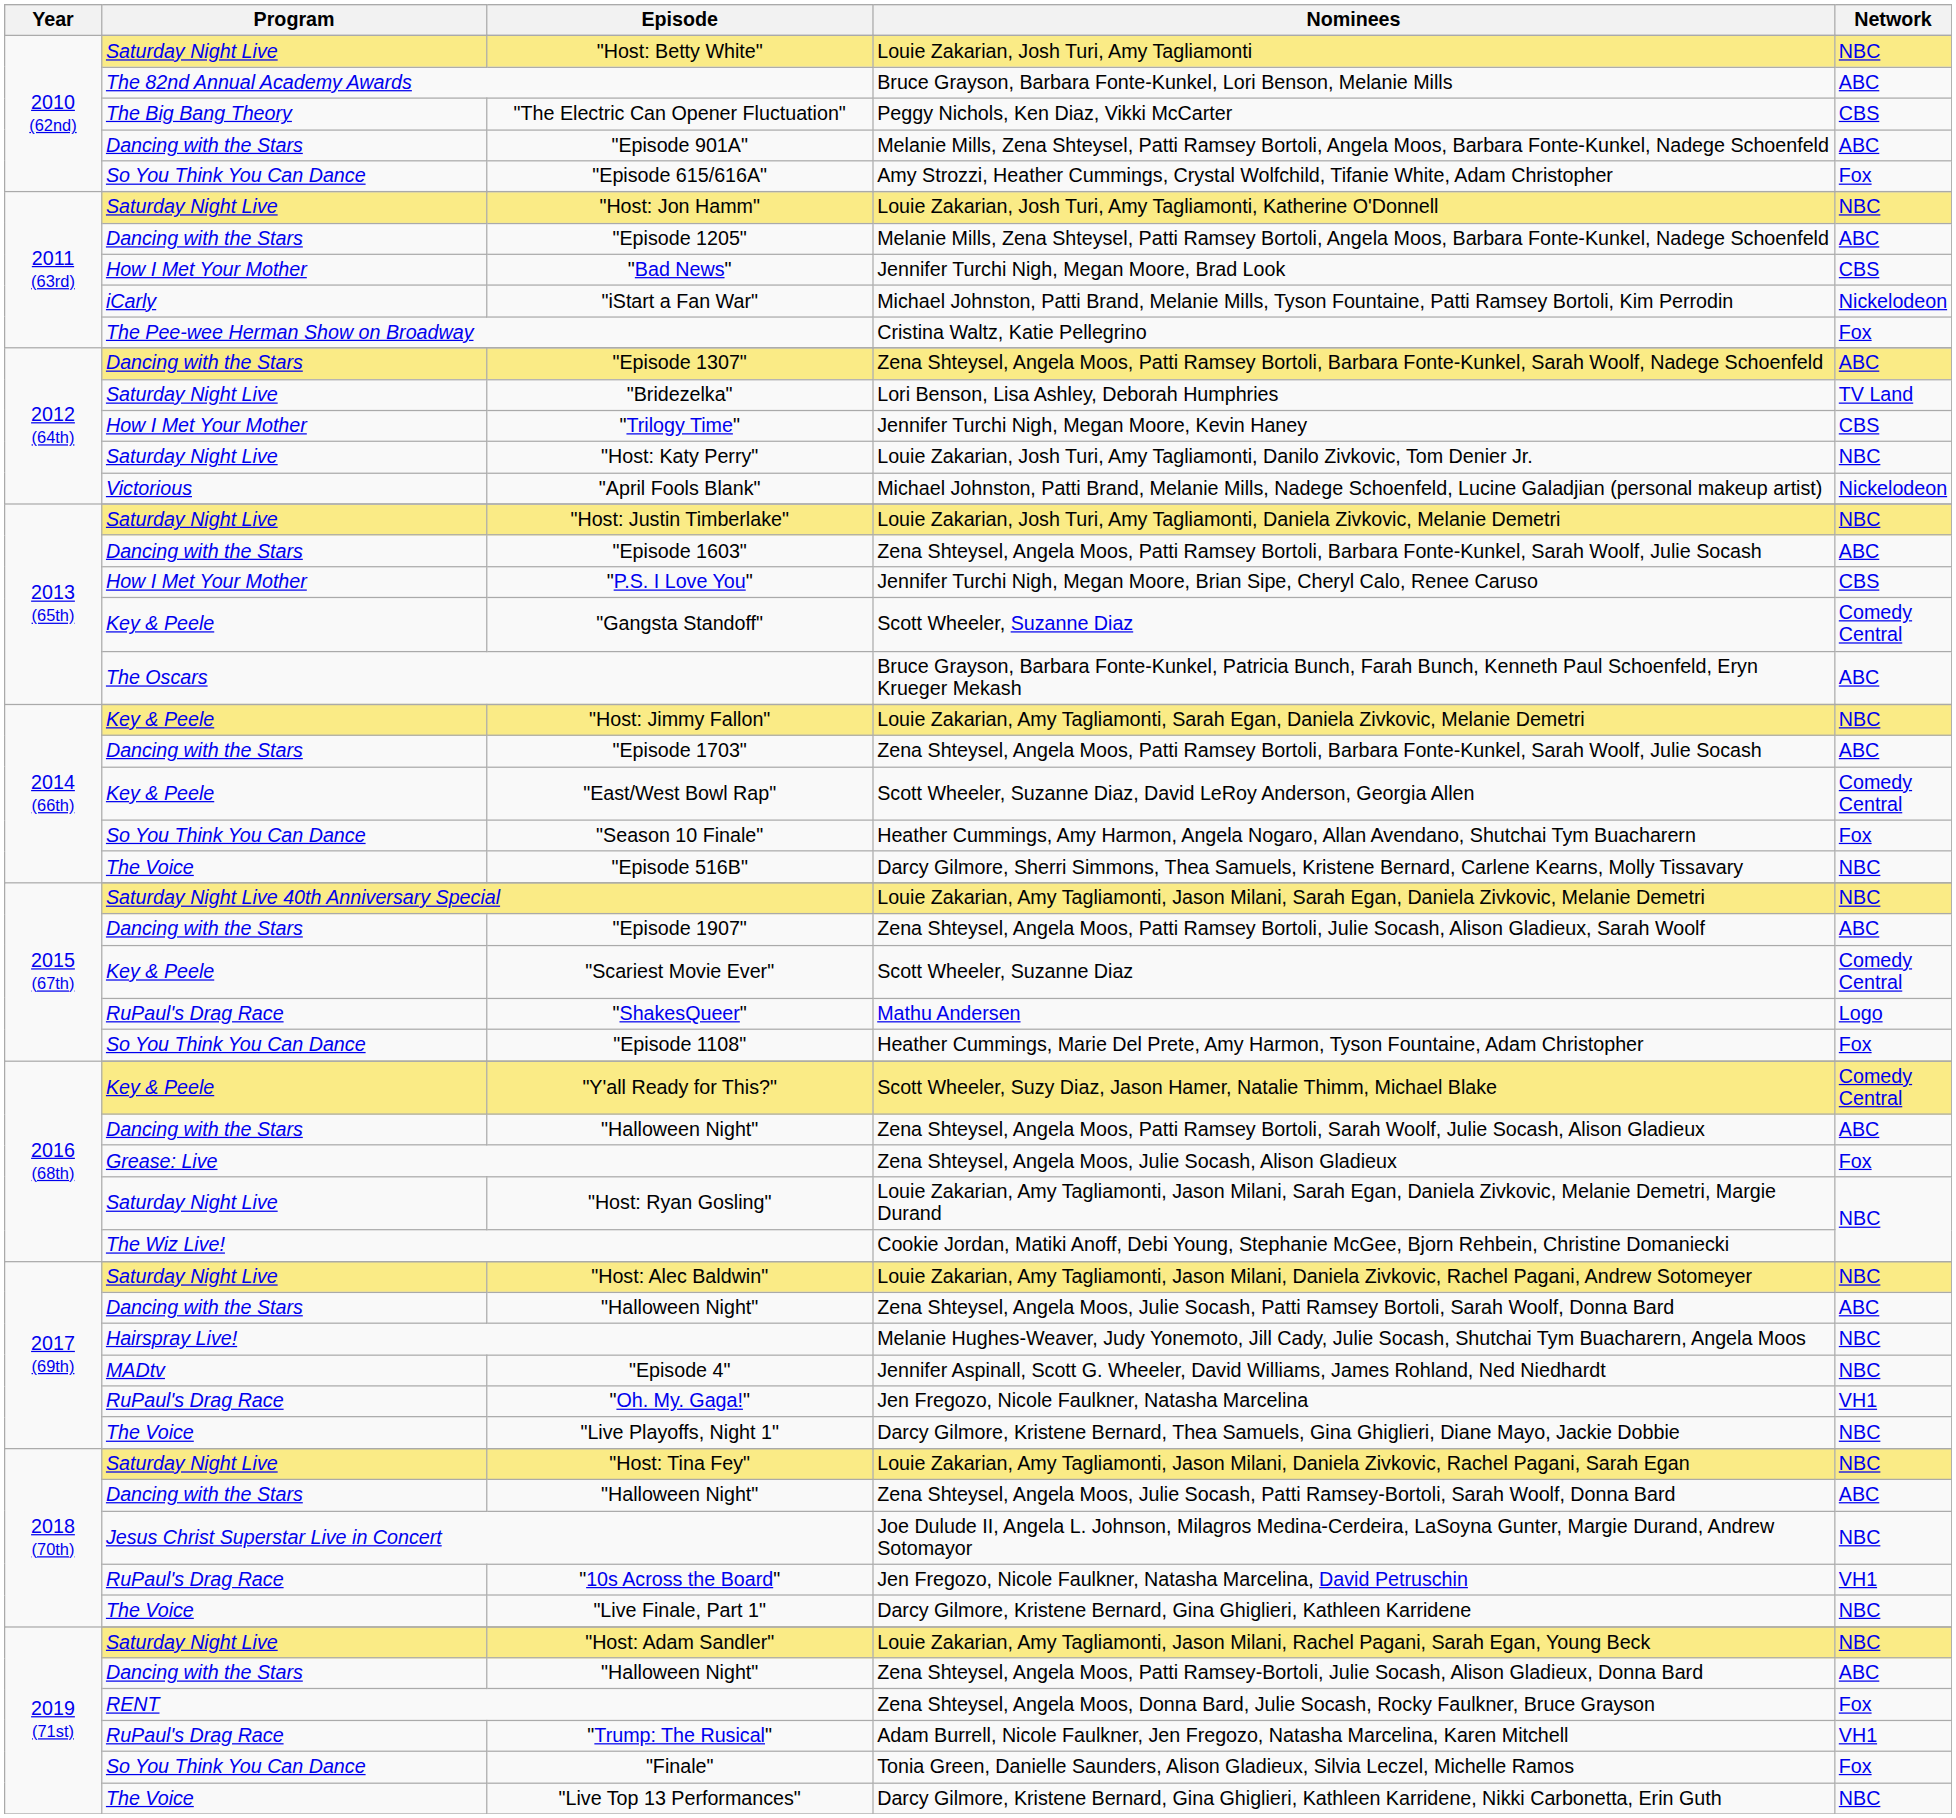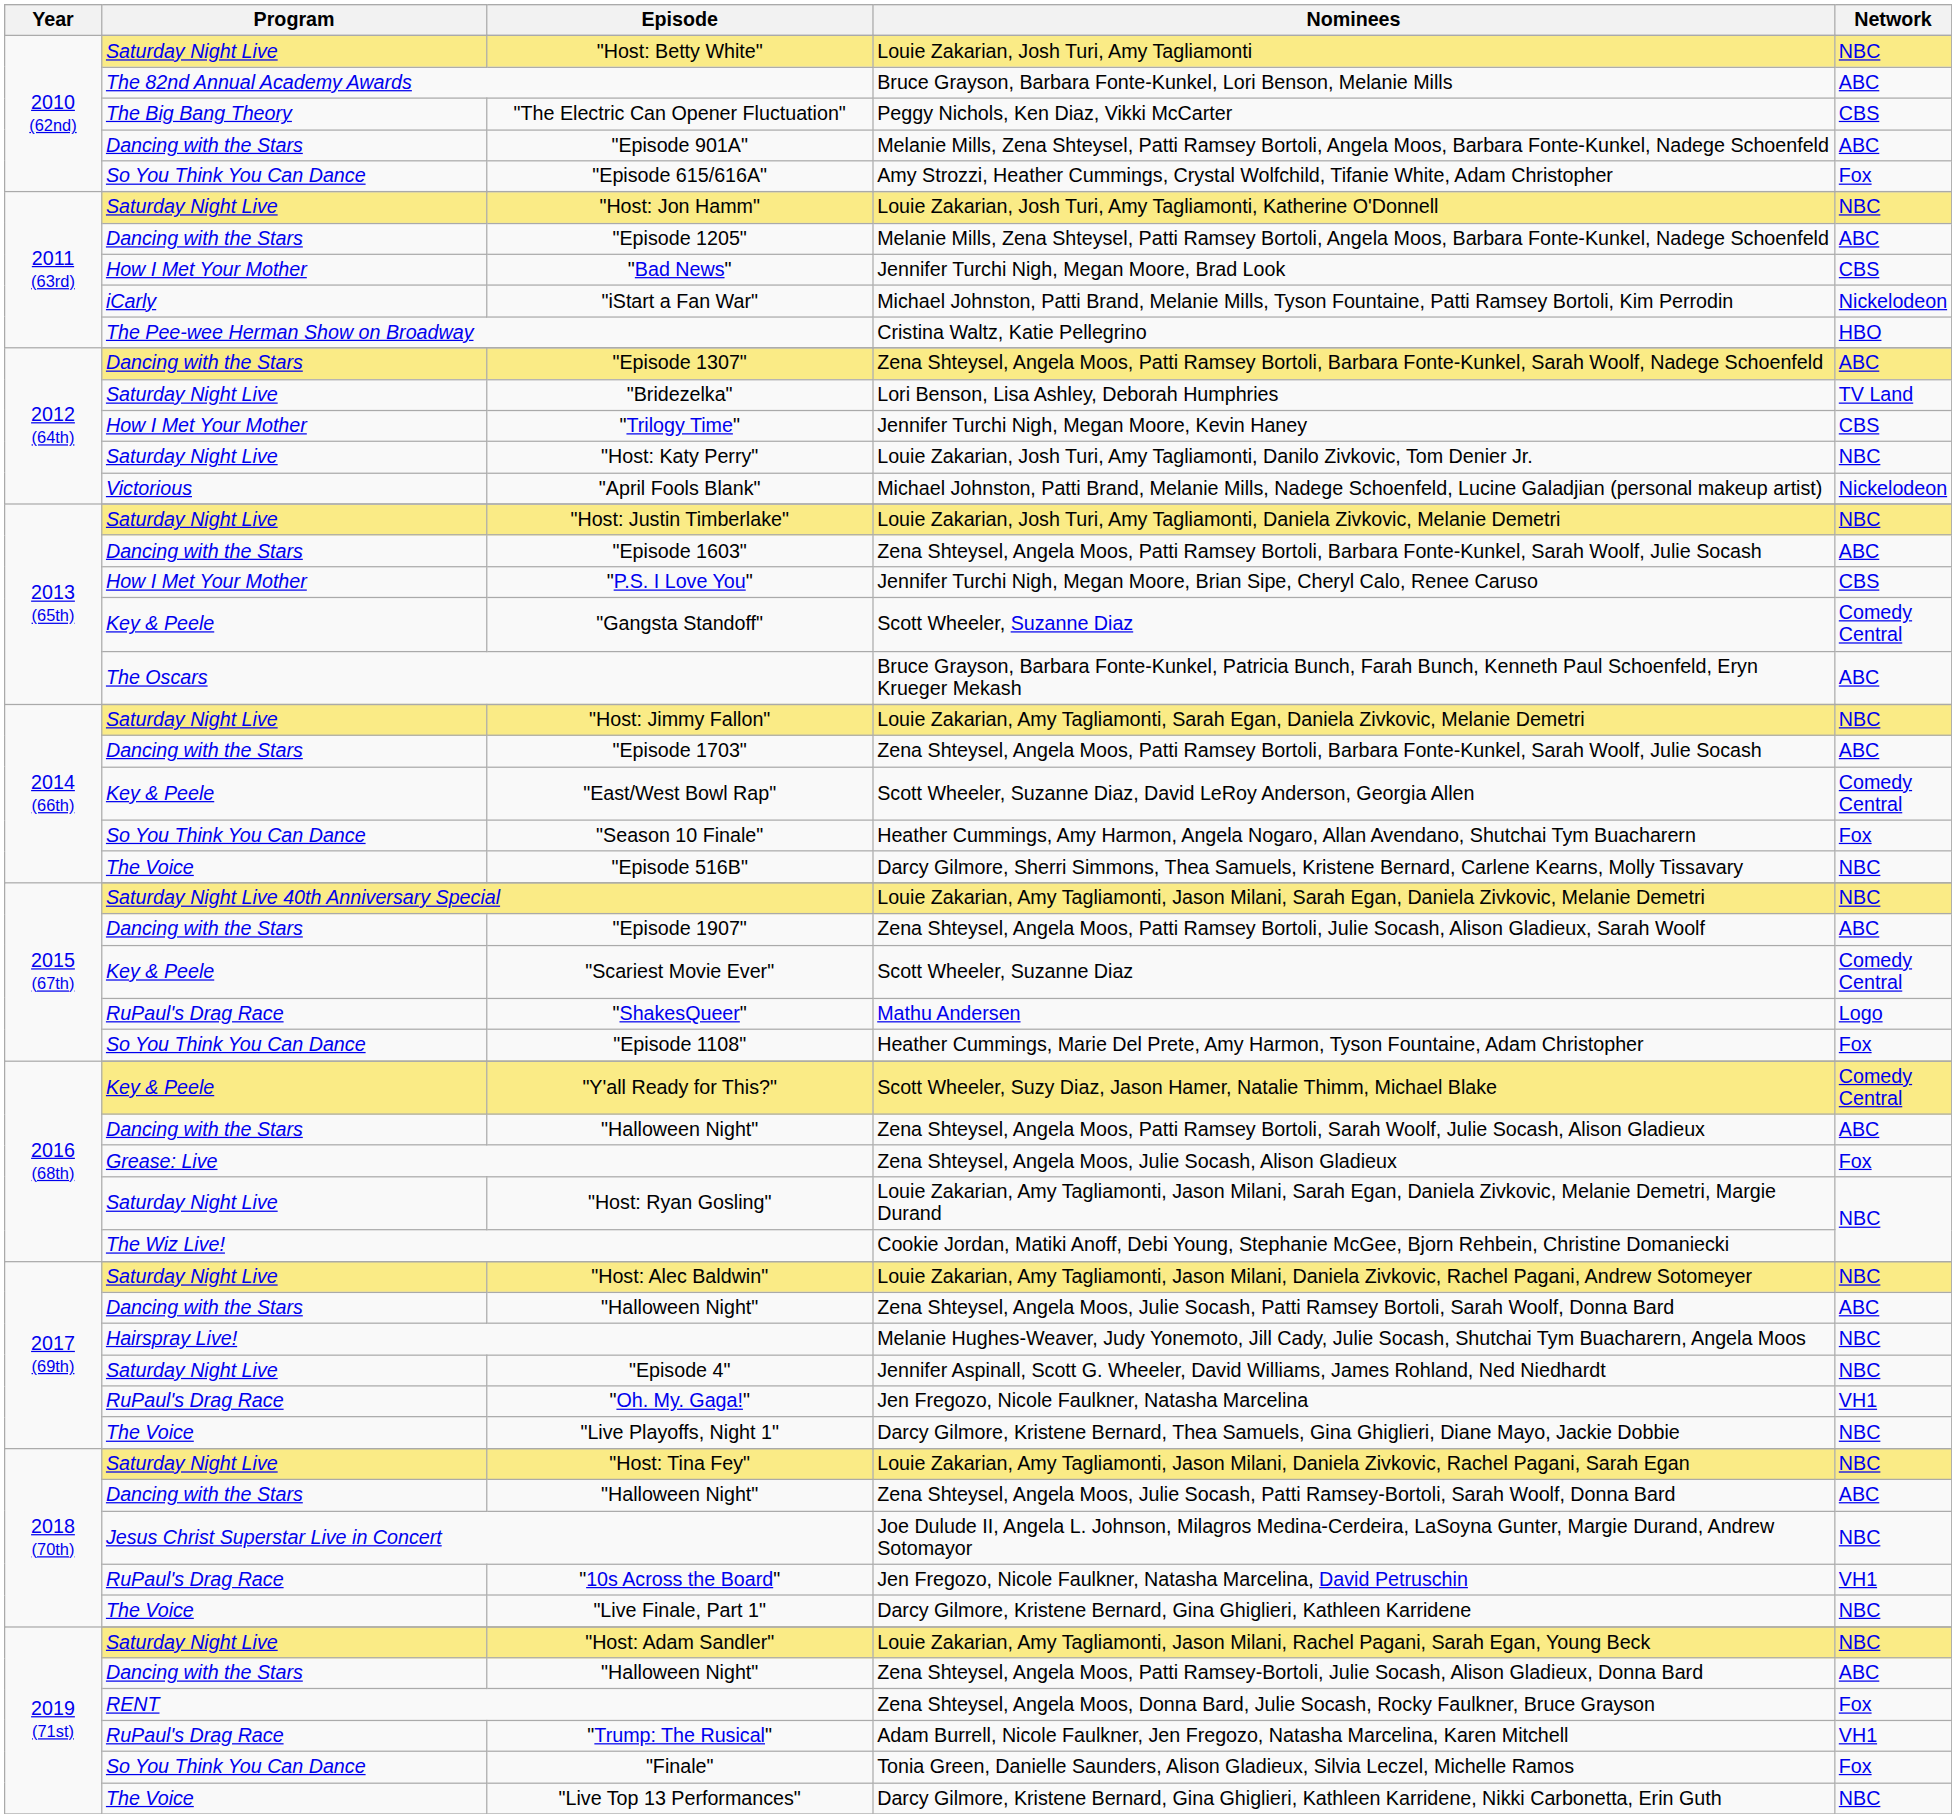(1855, 332) Fox -> (1860, 332) HBO
(160, 719) Key & Peele -> (192, 719) Saturday Night Live
(135, 1370) MADtv -> (192, 1370) Saturday Night Live
